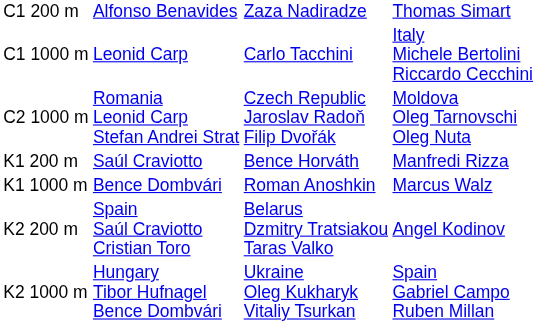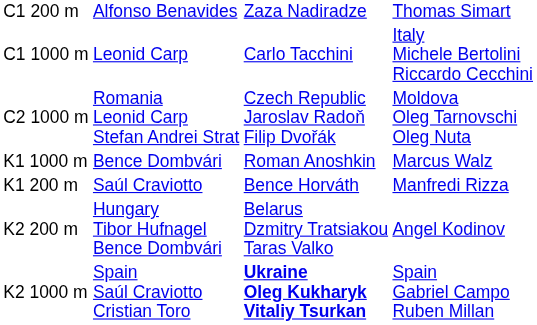rows swapped: (41, 161) <-> (45, 185)
(148, 229) Spain Saúl Craviotto Cristian Toro -> (157, 229) Hungary Tibor Hufnagel Bence Dombvári
(157, 292) Hungary Tibor Hufnagel Bence Dombvári -> (148, 292) Spain Saúl Craviotto Cristian Toro
(301, 292) normal -> (305, 292) bold
